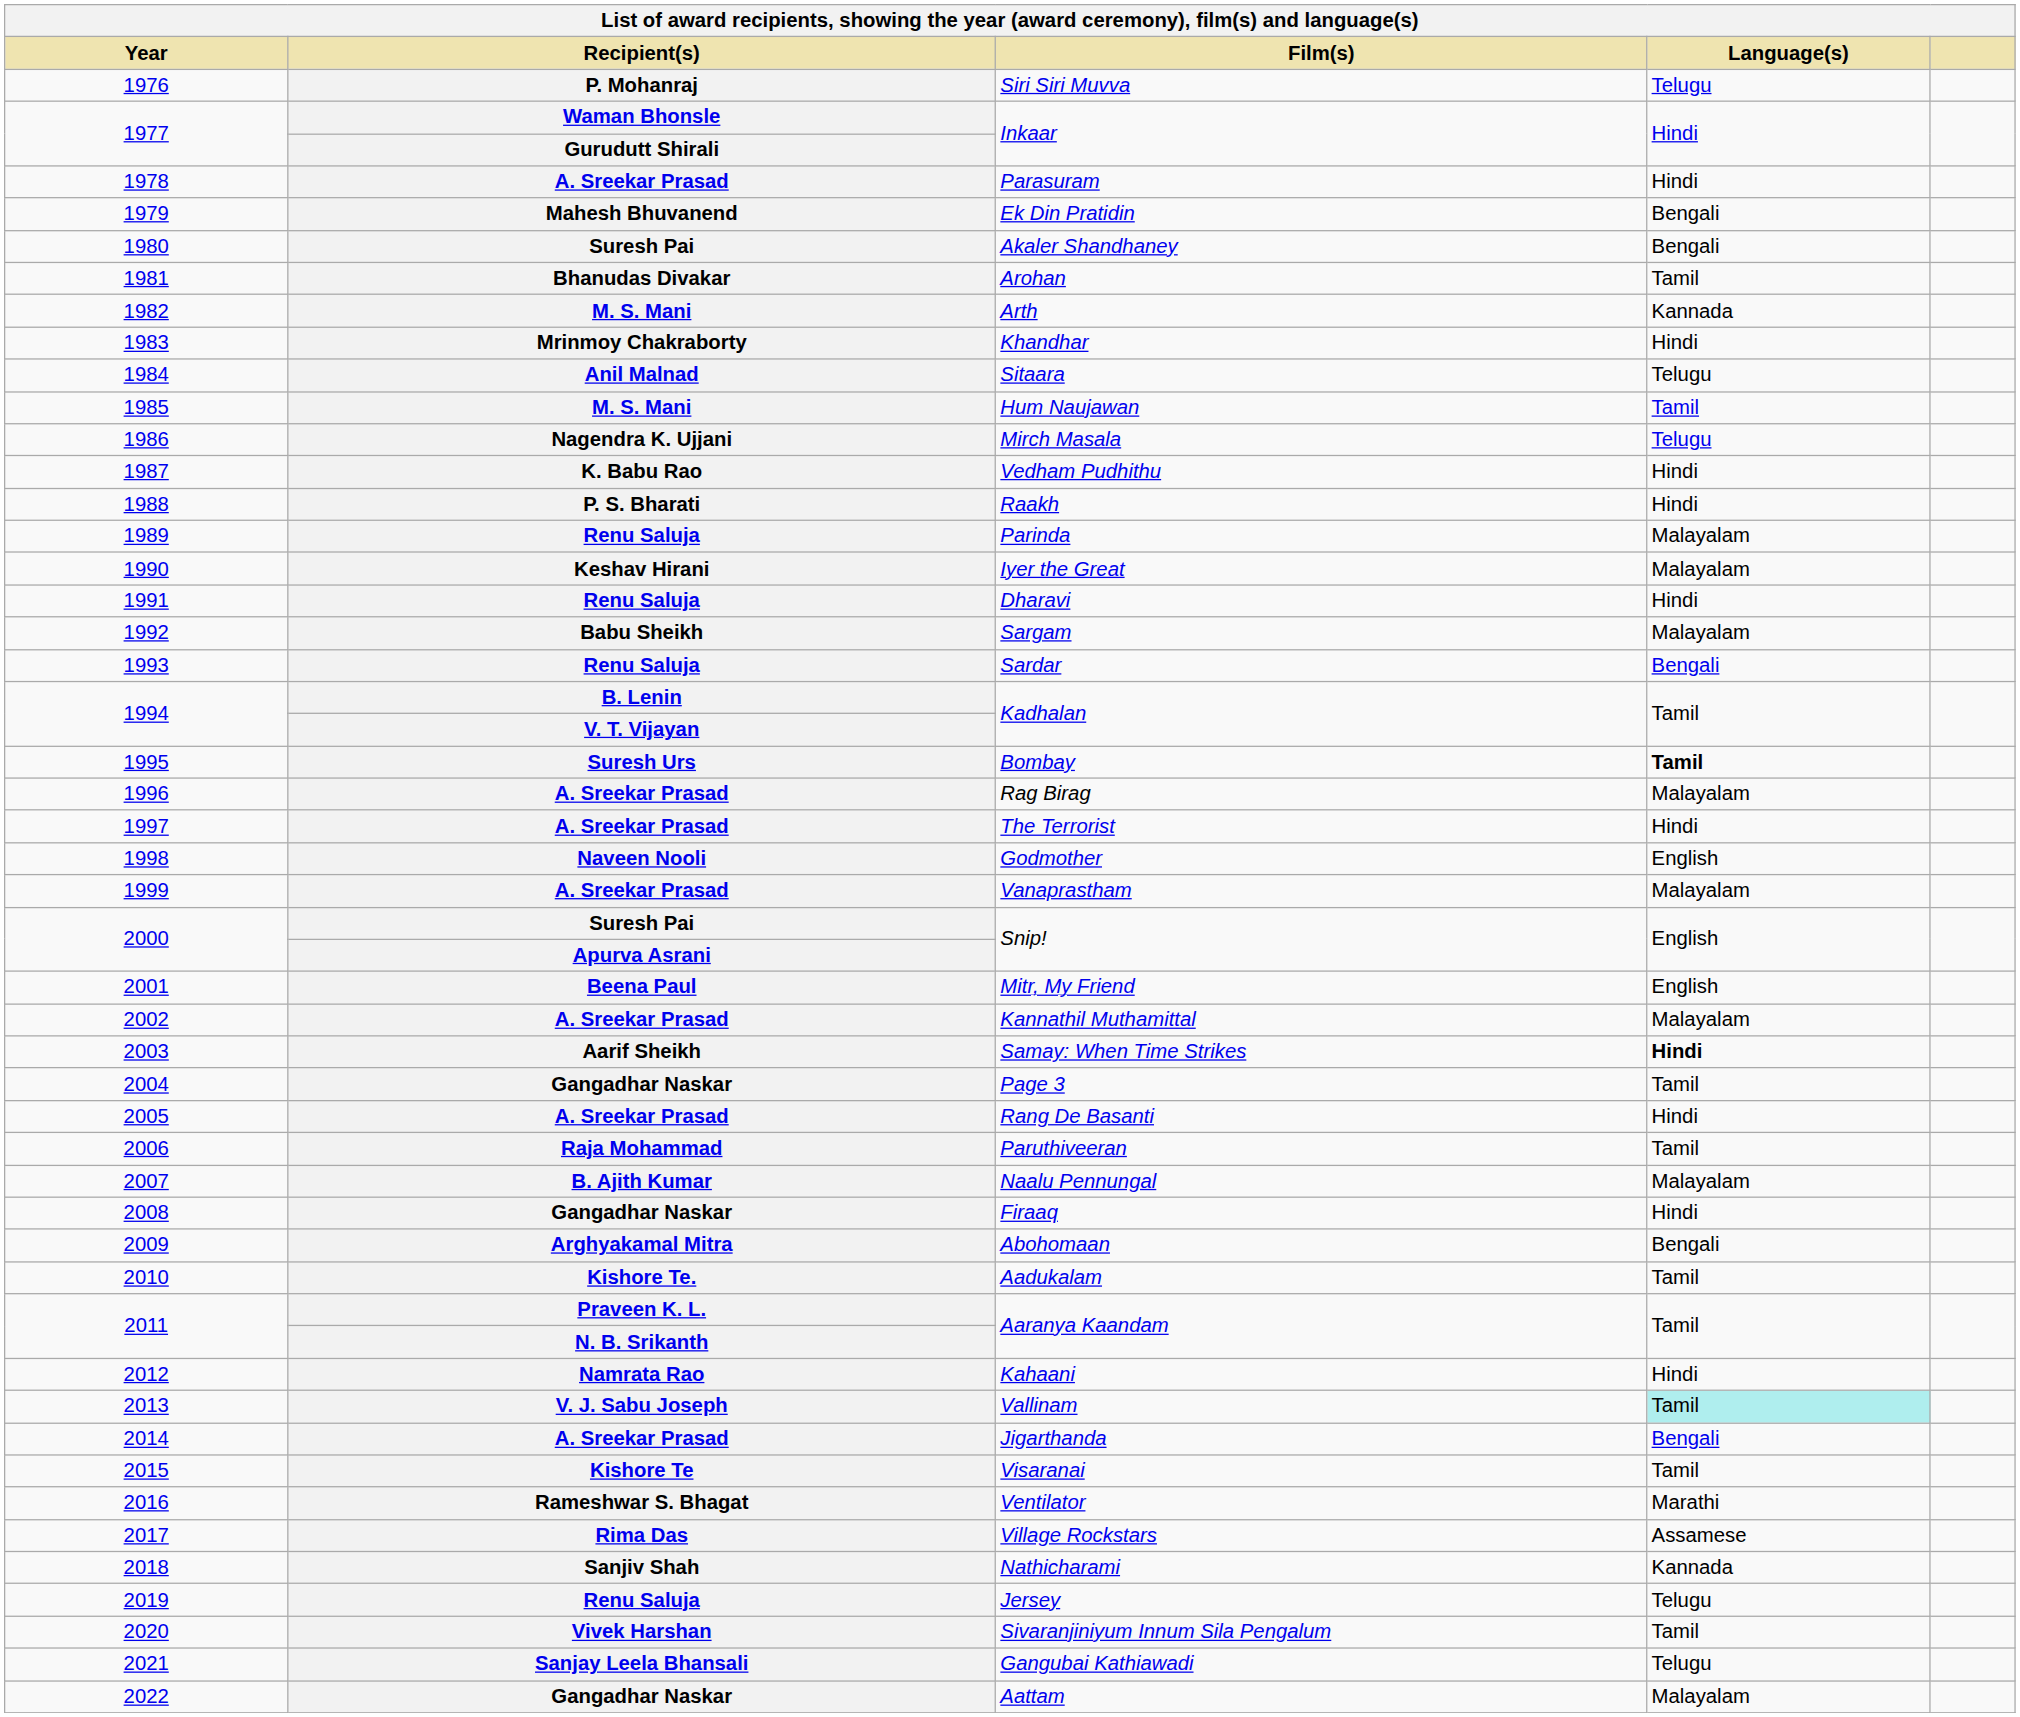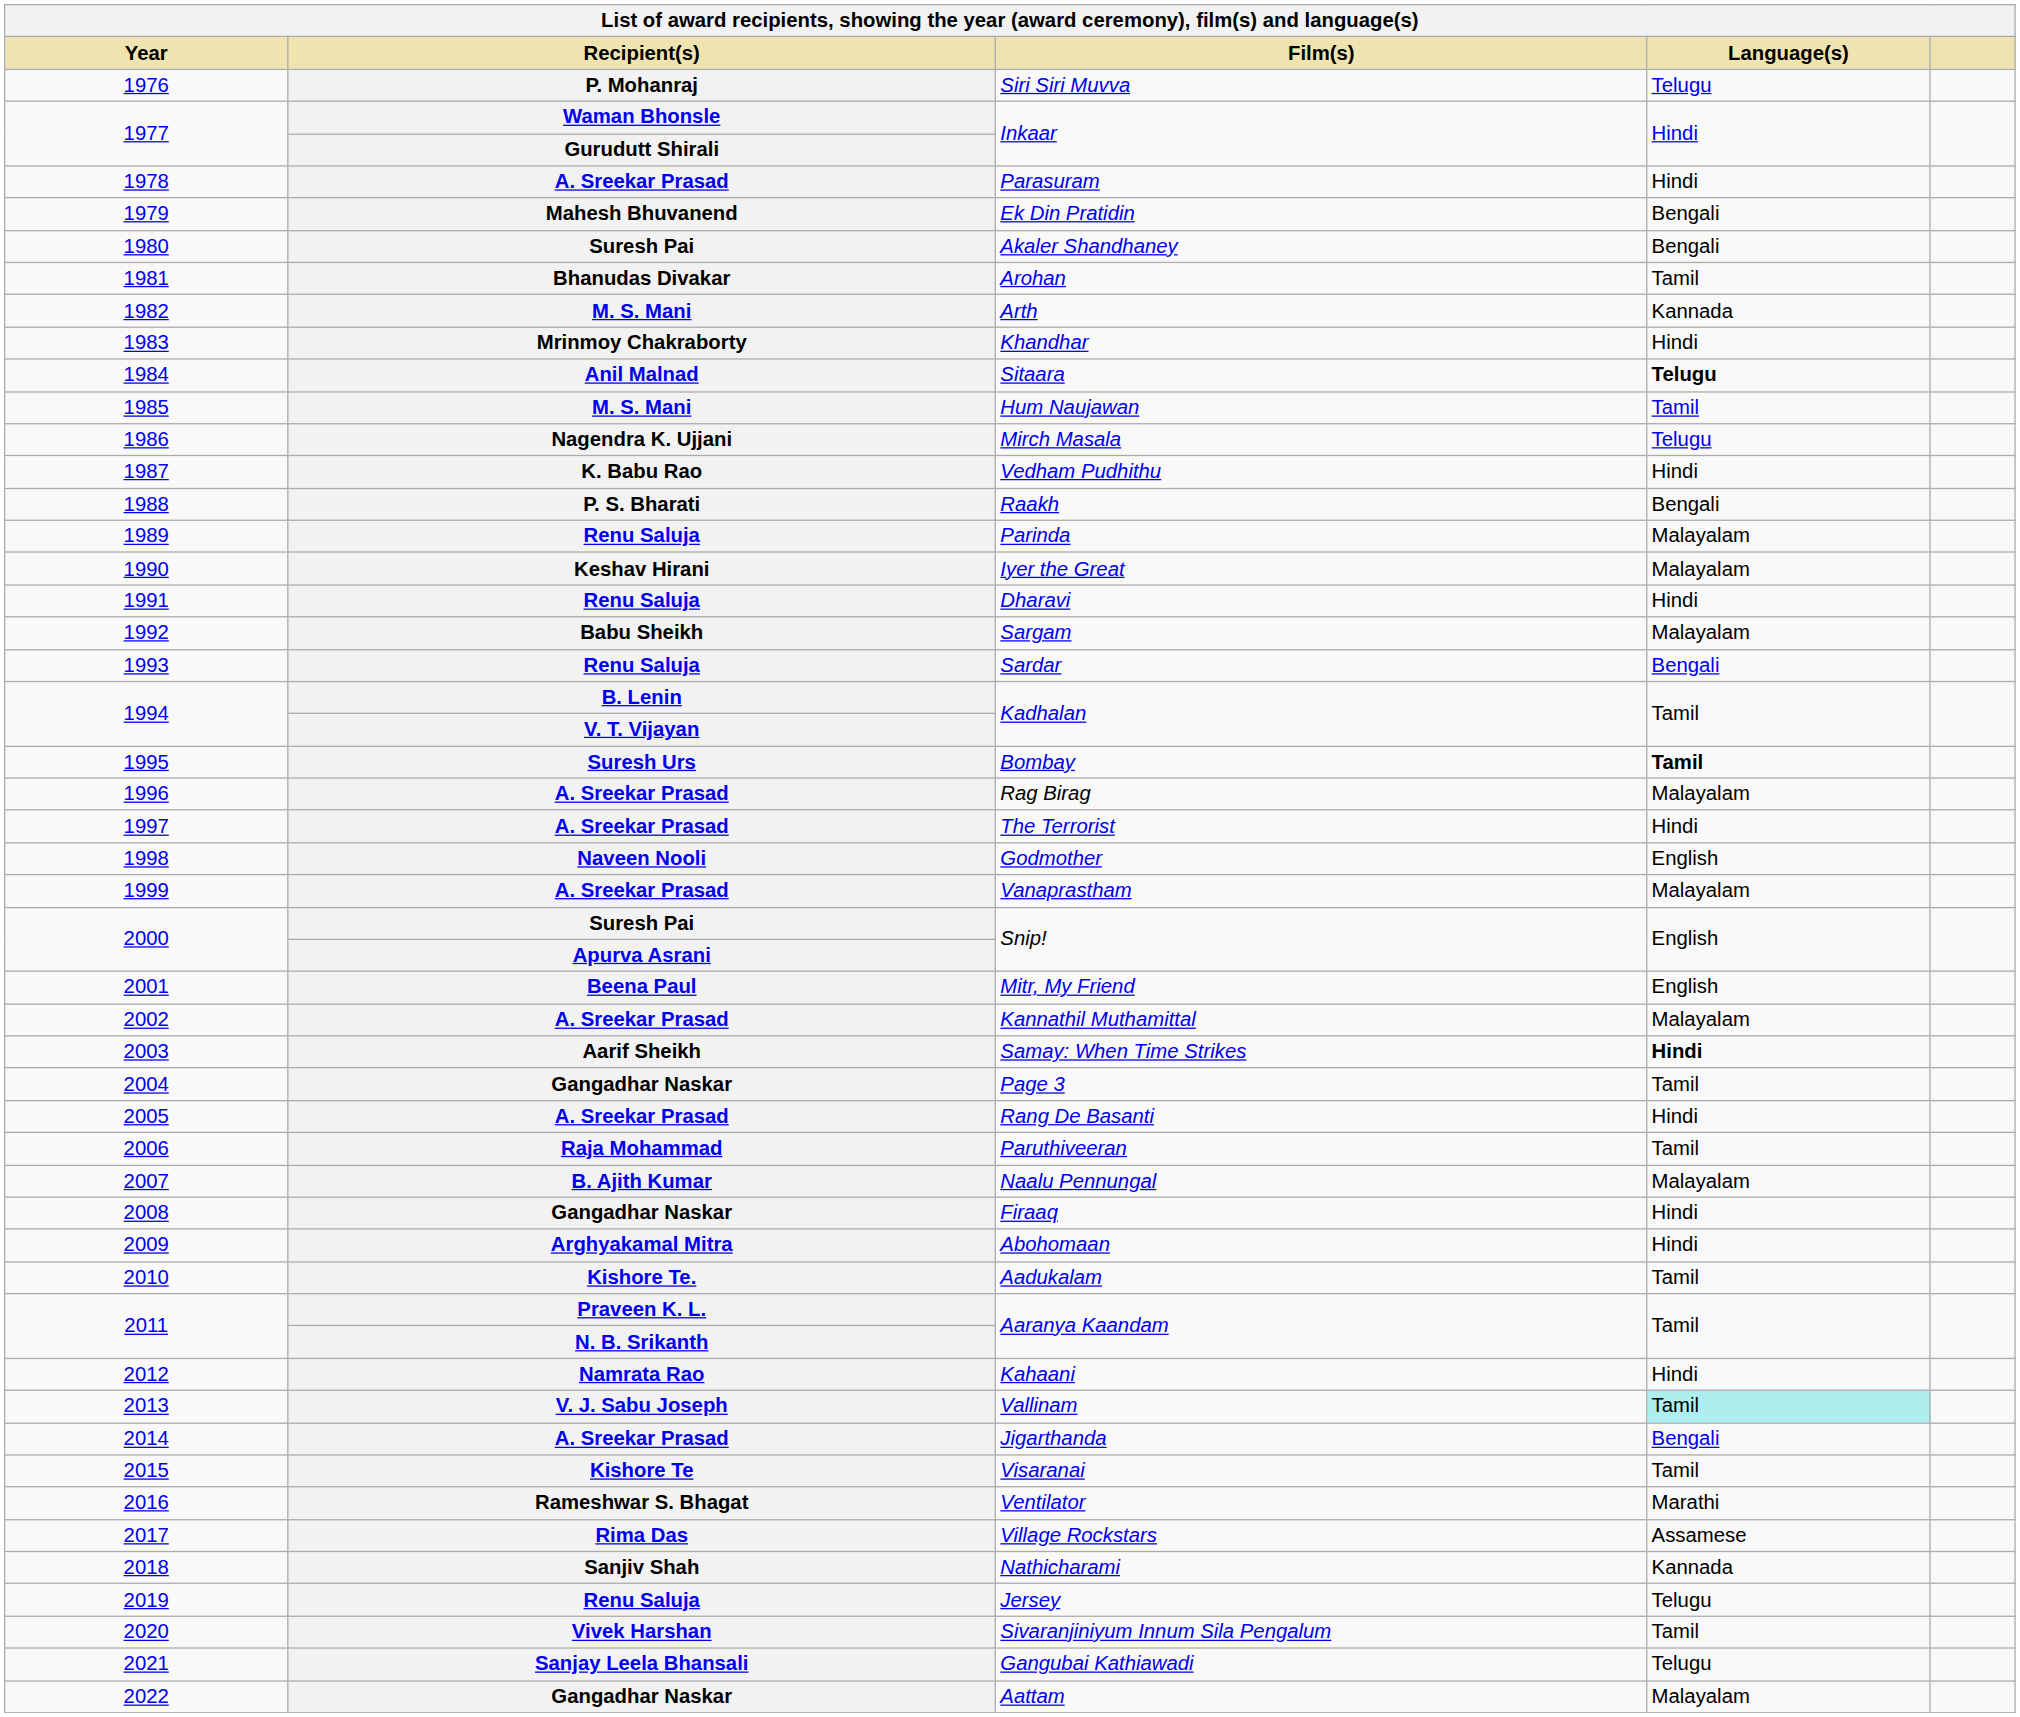(1682, 375) normal -> (1684, 375) bold
(1675, 504) Hindi -> (1685, 504) Bengali
(1685, 1245) Bengali -> (1675, 1245) Hindi
